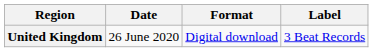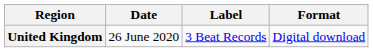columns swapped: (232, 15) <-> (325, 15)
